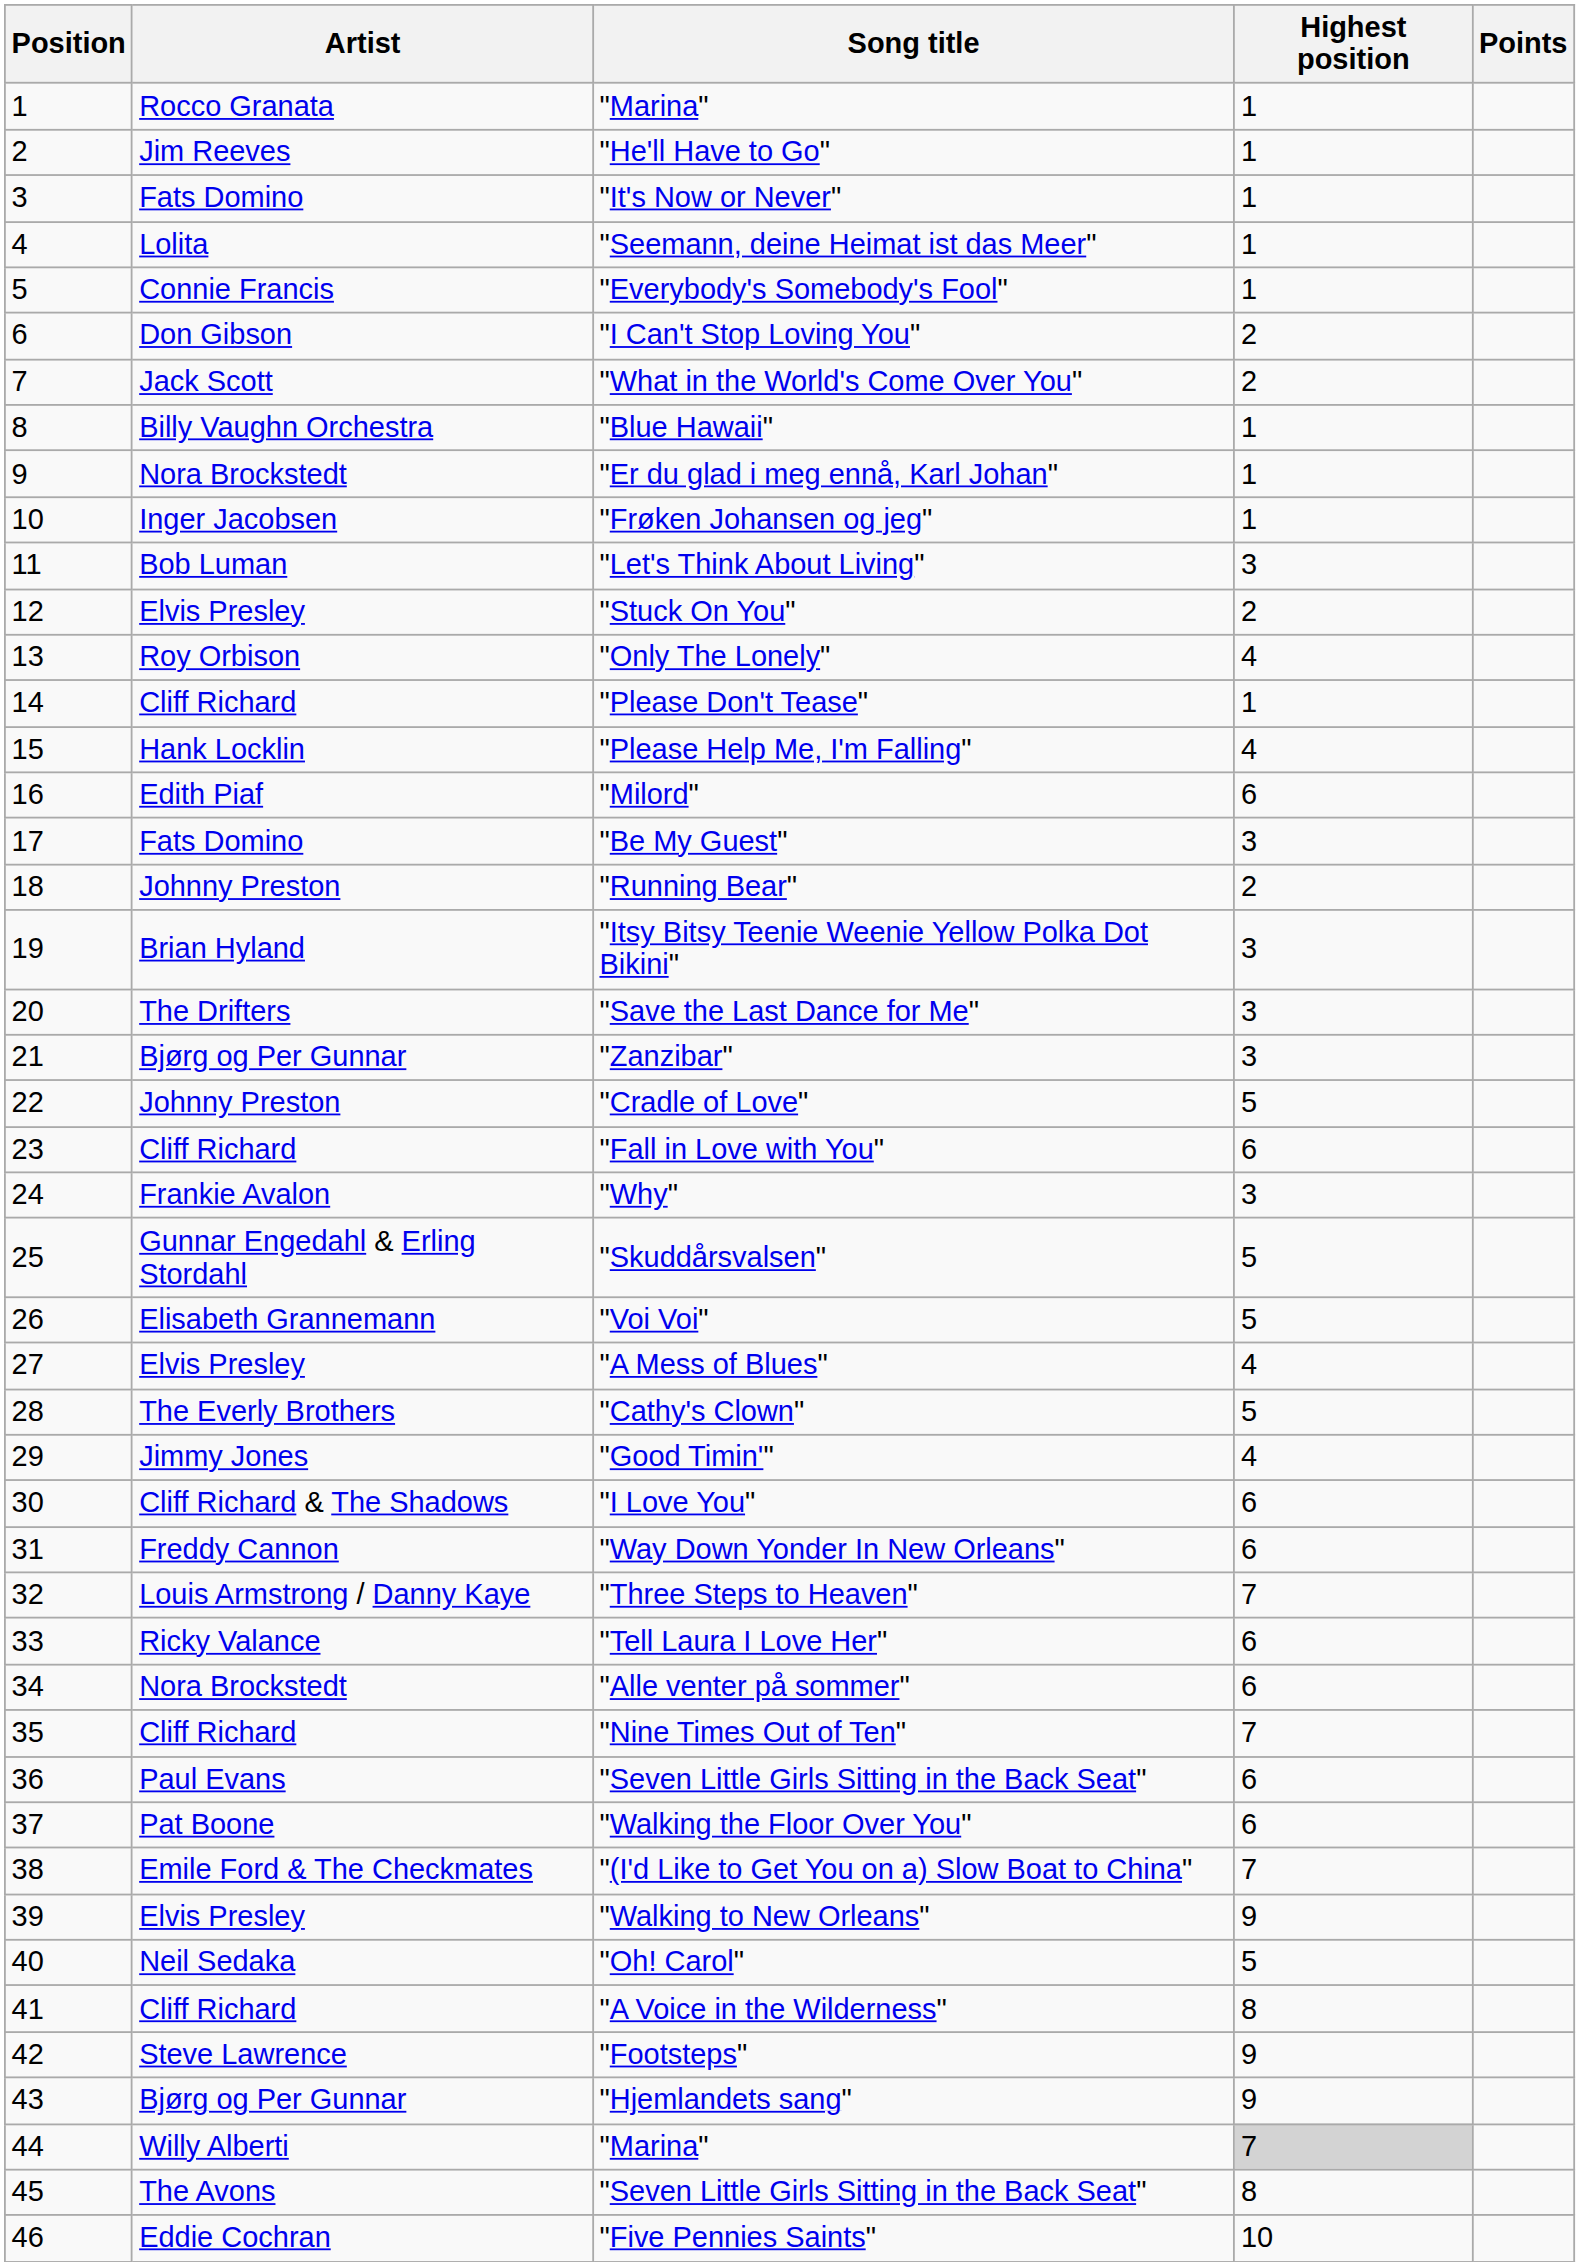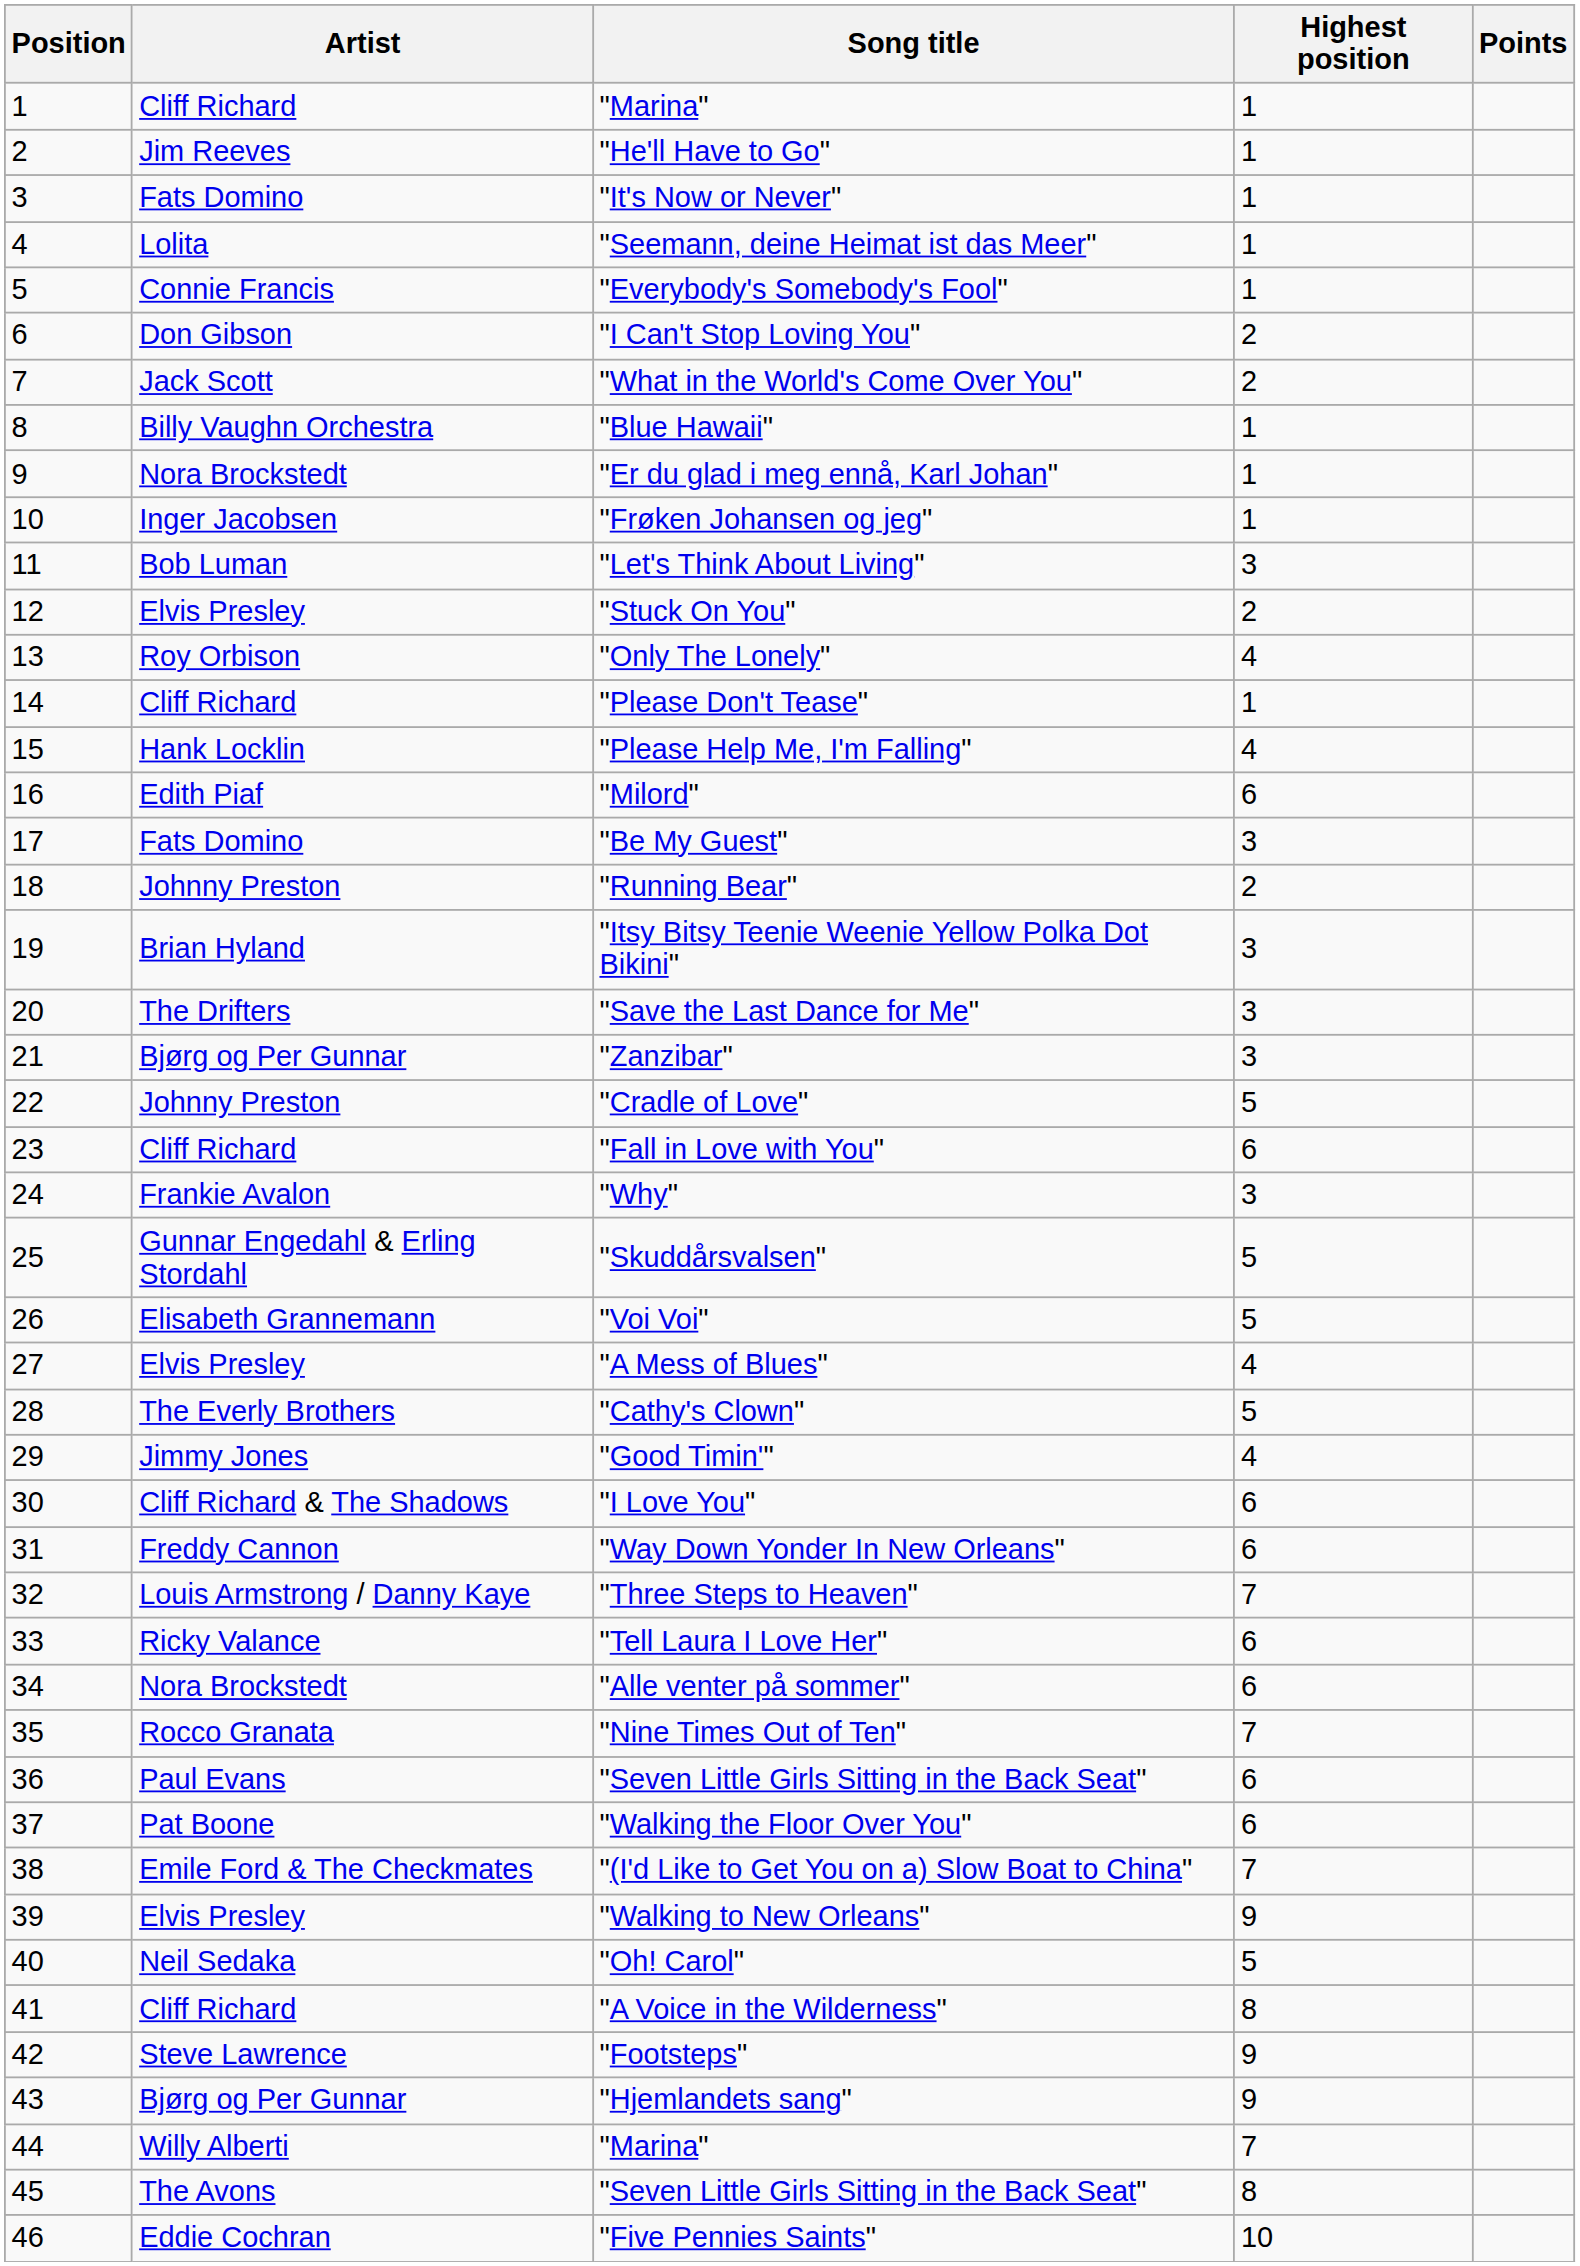(237, 105) Rocco Granata -> (218, 105) Cliff Richard
(218, 1732) Cliff Richard -> (237, 1732) Rocco Granata
(1249, 2146) lightgrey background -> (1249, 2146) no background
